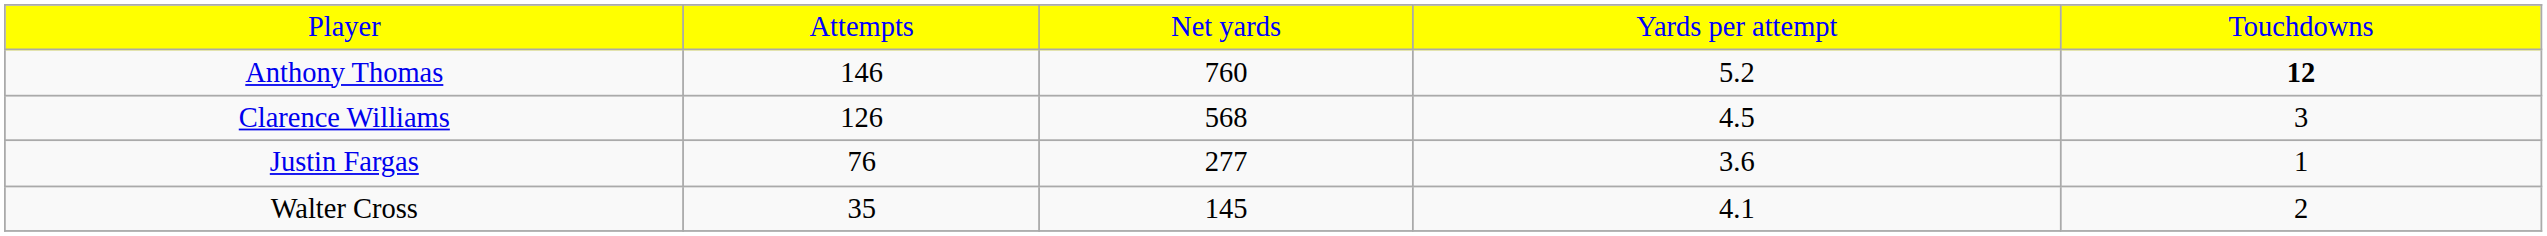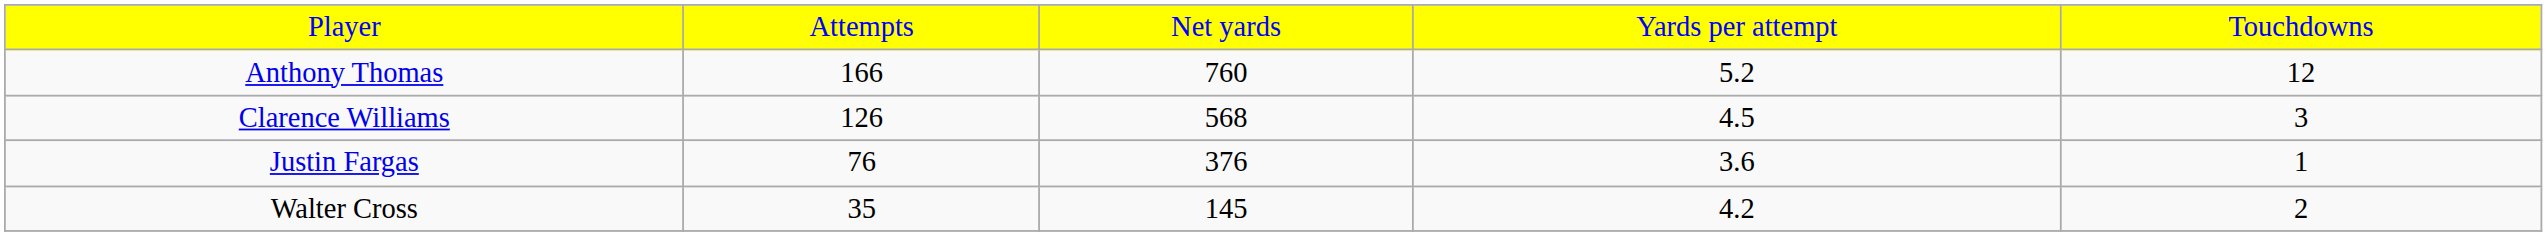(862, 72) 146 -> (862, 72) 166
(2301, 72) bold -> (2301, 72) normal
(1226, 162) 277 -> (1226, 162) 376
(1737, 207) 4.1 -> (1737, 207) 4.2
